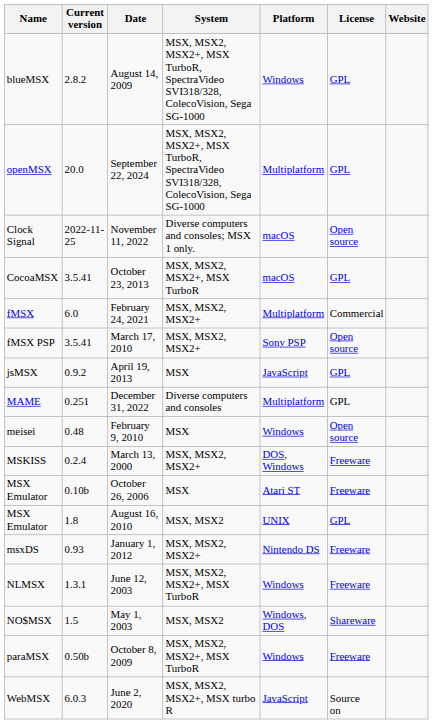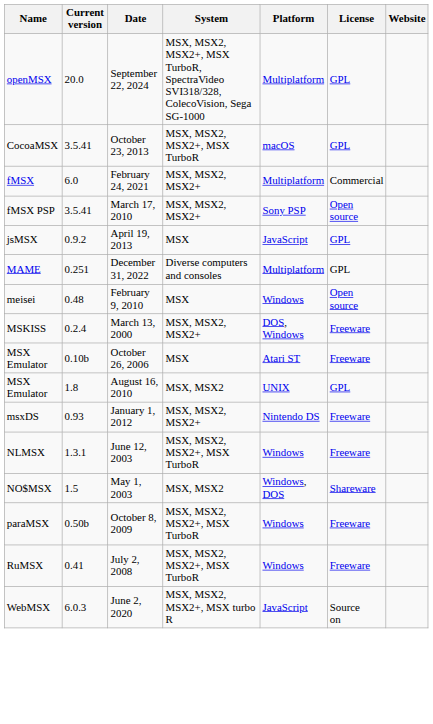- row: (134, 79)
- row: (133, 236)
+ row: (125, 565)
